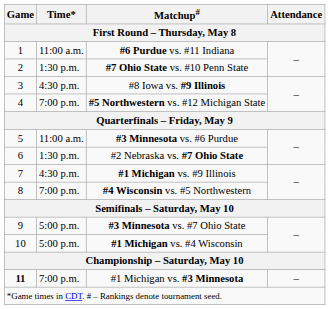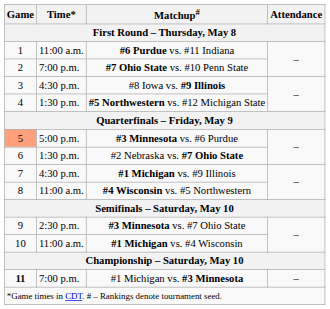(59, 68) 1:30 p.m. -> (59, 68) 7:00 p.m.
(59, 103) 7:00 p.m. -> (59, 103) 1:30 p.m.
(20, 138) no background -> (20, 138) lightsalmon background
(61, 138) 11:00 a.m. -> (59, 138) 5:00 p.m.
(59, 191) 7:00 p.m. -> (61, 191) 11:00 a.m.
(59, 226) 5:00 p.m. -> (59, 226) 2:30 p.m.
(59, 243) 5:00 p.m. -> (61, 243) 11:00 a.m.
